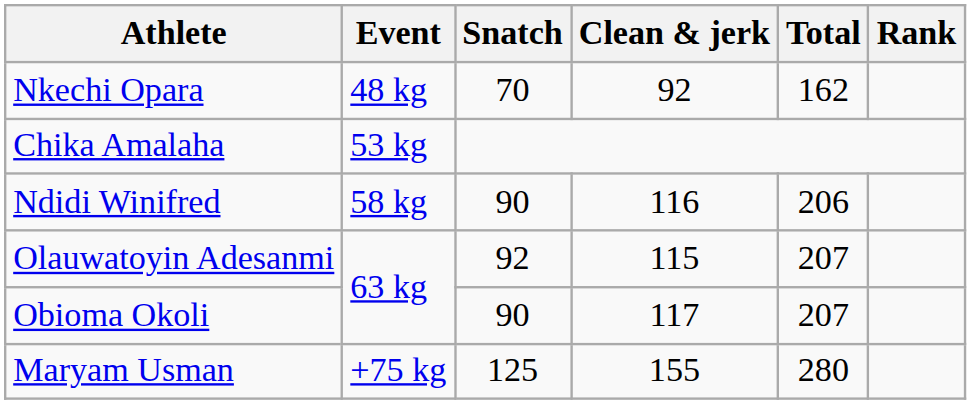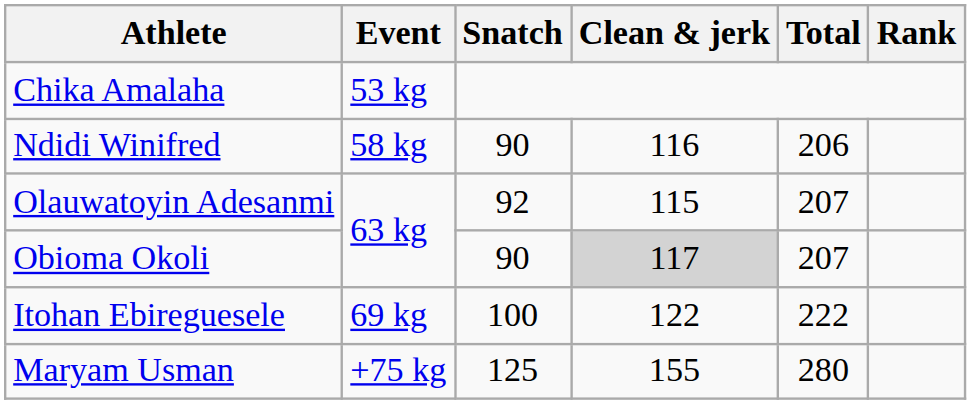- row: (108, 89)
(674, 314) no background -> (674, 258) lightgrey background
+ row: (149, 314)
